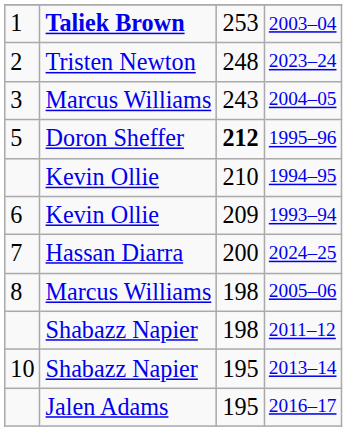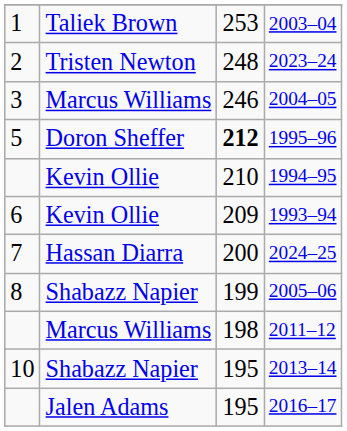(115, 23) bold -> (112, 23) normal
(241, 100) 243 -> (241, 100) 246
(128, 291) Marcus Williams -> (122, 291) Shabazz Napier
(241, 291) 198 -> (241, 291) 199
(122, 330) Shabazz Napier -> (128, 330) Marcus Williams
